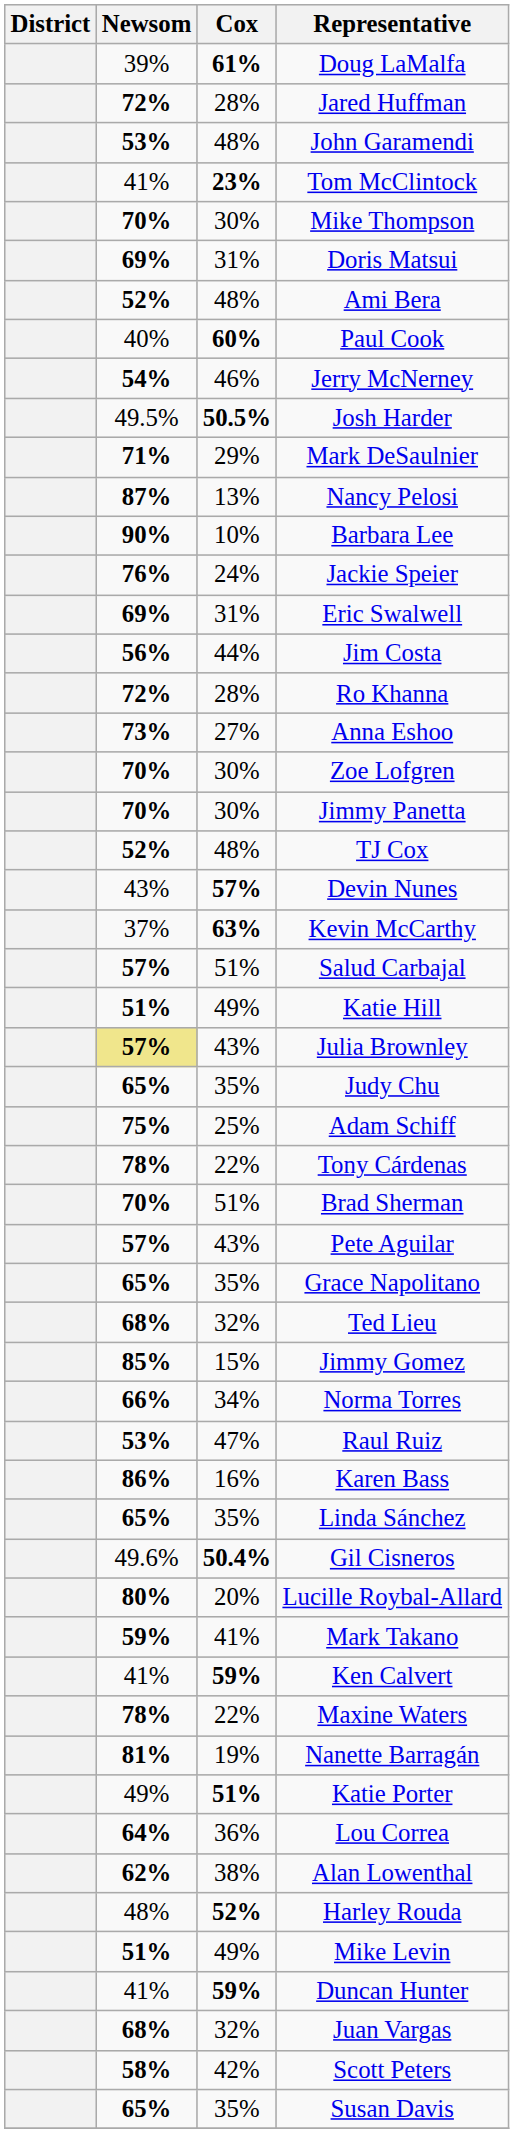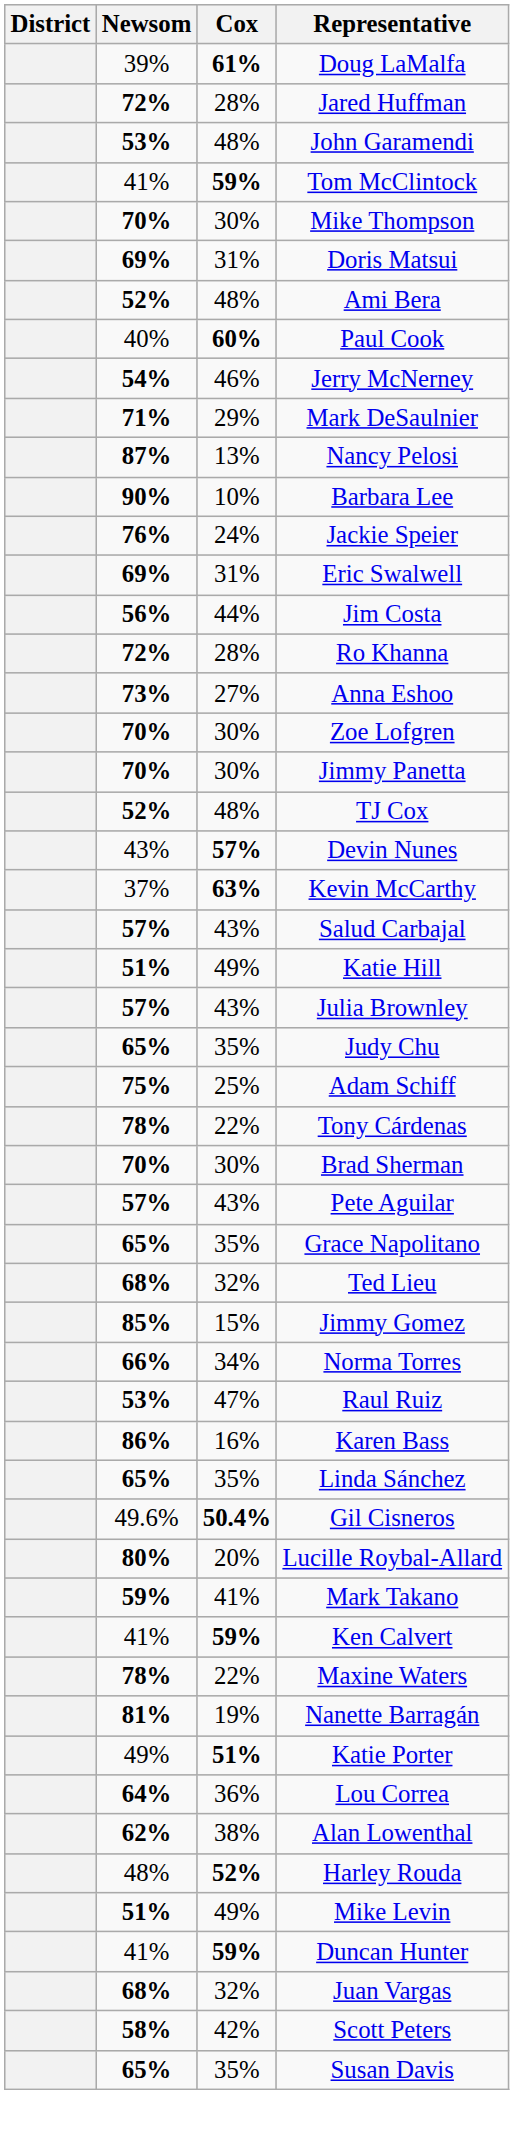(237, 181) 23% -> (237, 181) 59%
- row: (392, 417)
(237, 968) 51% -> (237, 928) 43%
(147, 1046) khaki background -> (147, 1007) no background
(237, 1204) 51% -> (237, 1164) 30%
